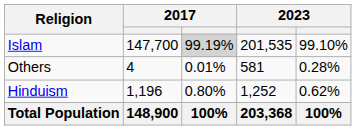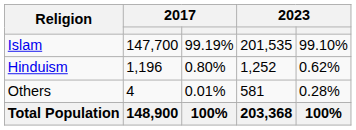(209, 45) lightgrey background -> (209, 45) no background
rows swapped: (38, 91) <-> (29, 68)
